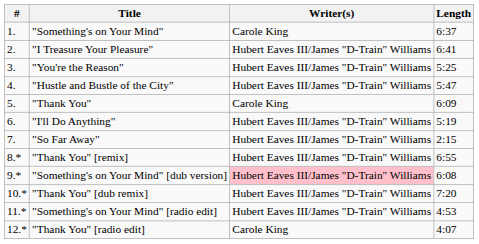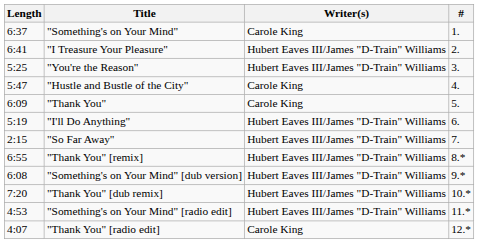columns swapped: (17, 13) <-> (454, 13)
(332, 85) Hubert Eaves III/James "D-Train" Williams -> (275, 85) Carole King
(332, 175) pink background -> (347, 175) no background
